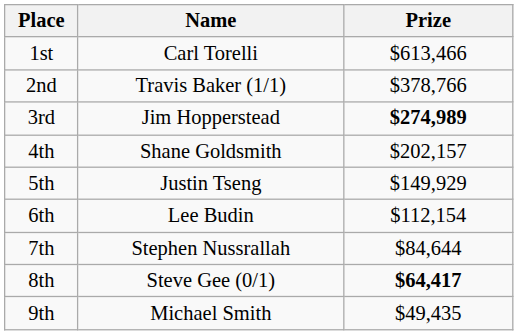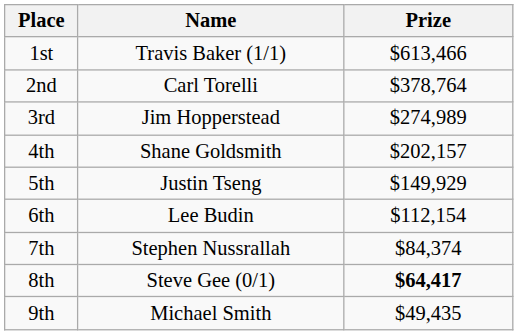(211, 53) Carl Torelli -> (211, 53) Travis Baker (1/1)
(211, 85) Travis Baker (1/1) -> (211, 85) Carl Torelli
(428, 85) $378,766 -> (428, 85) $378,764
(428, 118) bold -> (428, 118) normal
(428, 248) $84,644 -> (428, 248) $84,374
